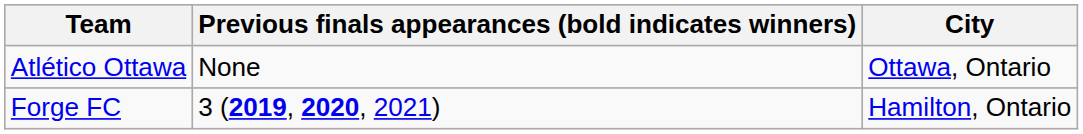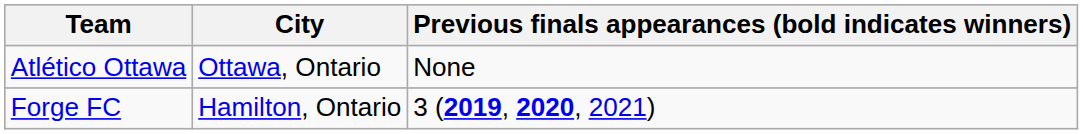columns swapped: (970, 25) <-> (527, 25)
